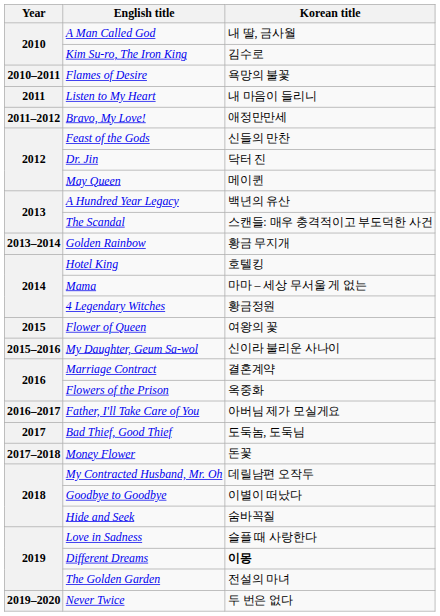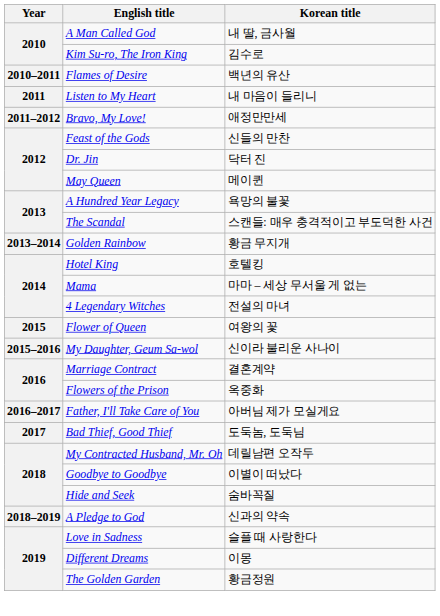(259, 75) 욕망의 불꽃 -> (259, 75) 백년의 유산
(259, 201) 백년의 유산 -> (259, 201) 욕망의 불꽃
(252, 306) 황금정원 -> (259, 306) 전설의 마녀
- row: (101, 453)
+ row: (105, 516)
(240, 558) bold -> (240, 558) normal
(259, 579) 전설의 마녀 -> (252, 579) 황금정원
- row: (95, 600)
